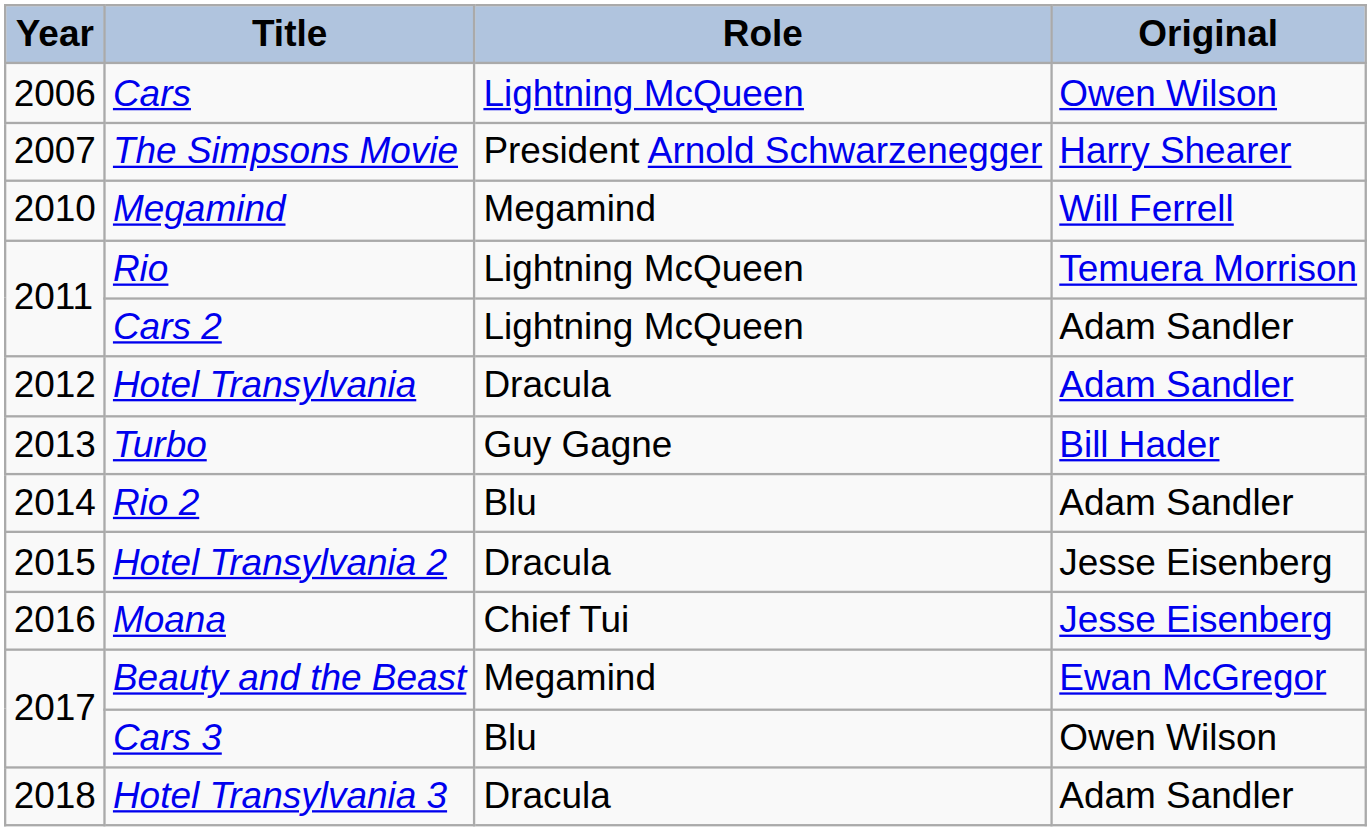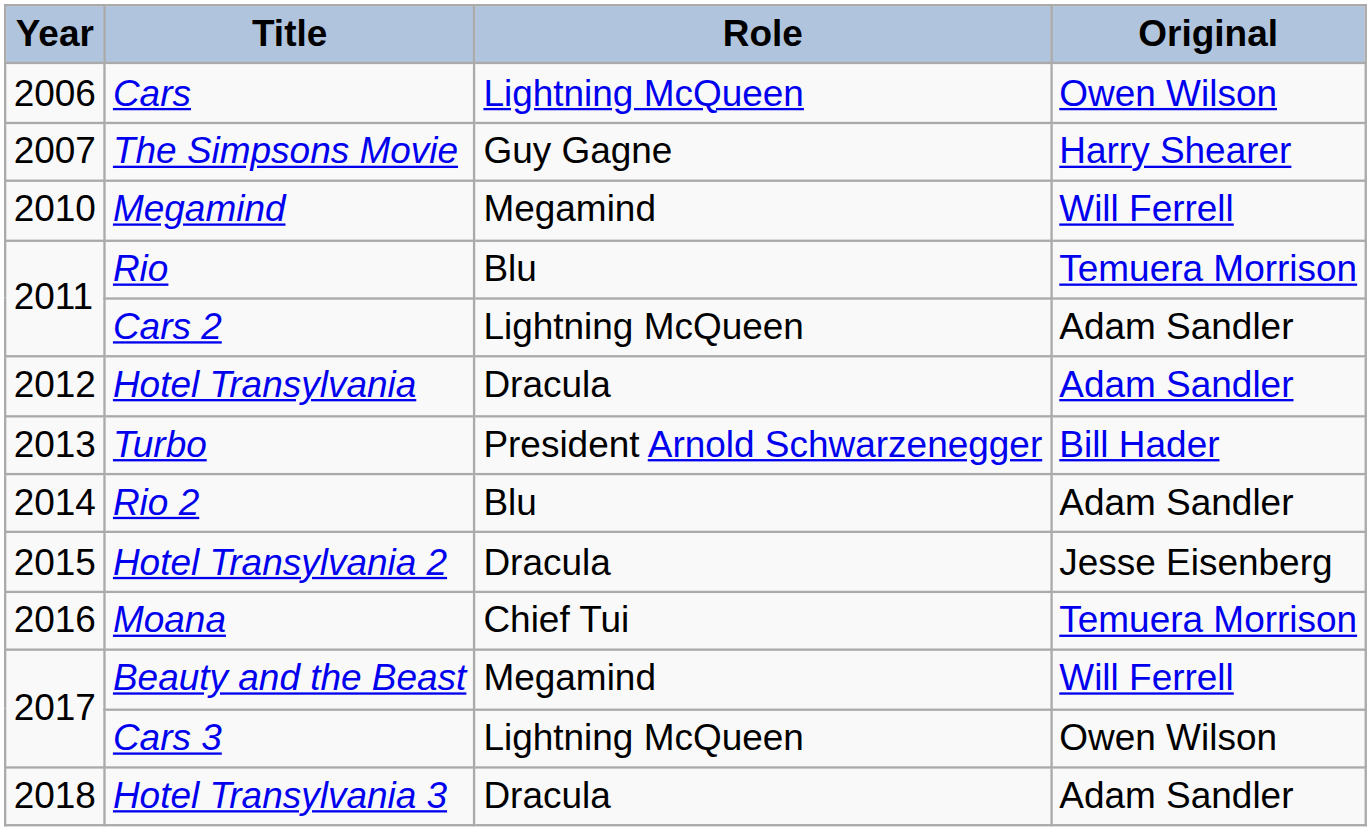(763, 151) President Arnold Schwarzenegger -> (578, 151) Guy Gagne
(644, 268) Lightning McQueen -> (510, 268) Blu
(578, 444) Guy Gagne -> (763, 444) President Arnold Schwarzenegger
(1196, 619) Jesse Eisenberg -> (1208, 619) Temuera Morrison
(1193, 678) Ewan McGregor -> (1147, 678) Will Ferrell
(510, 737) Blu -> (644, 737) Lightning McQueen
